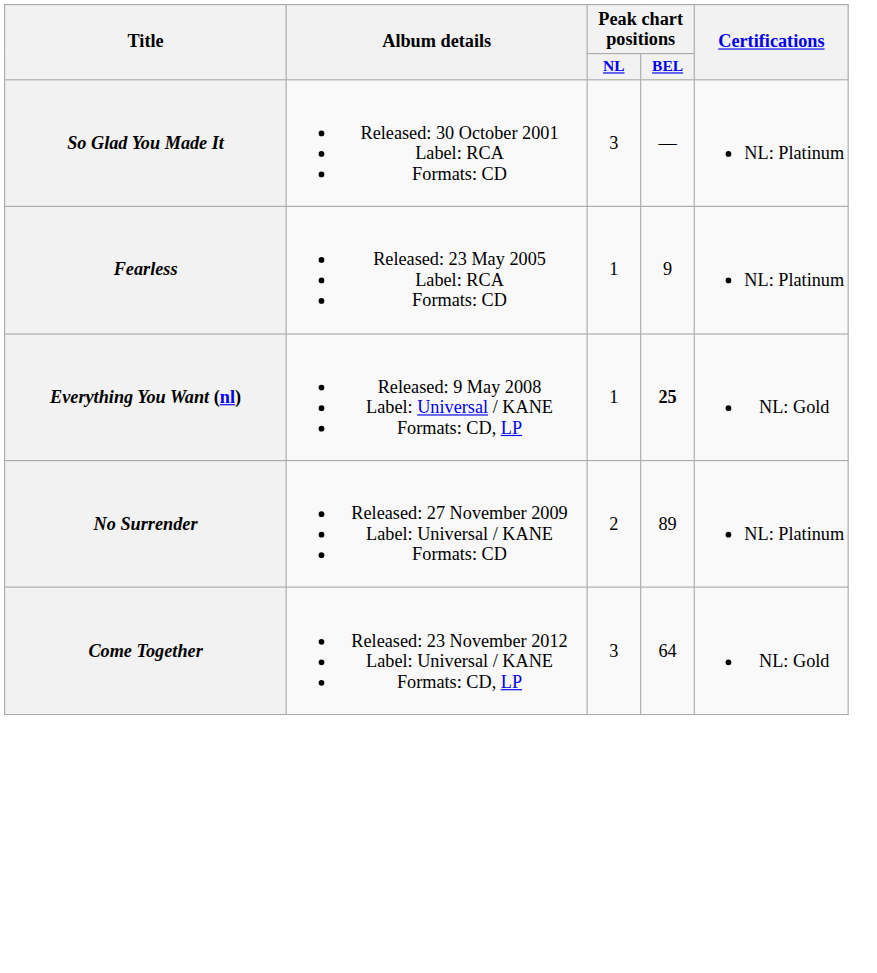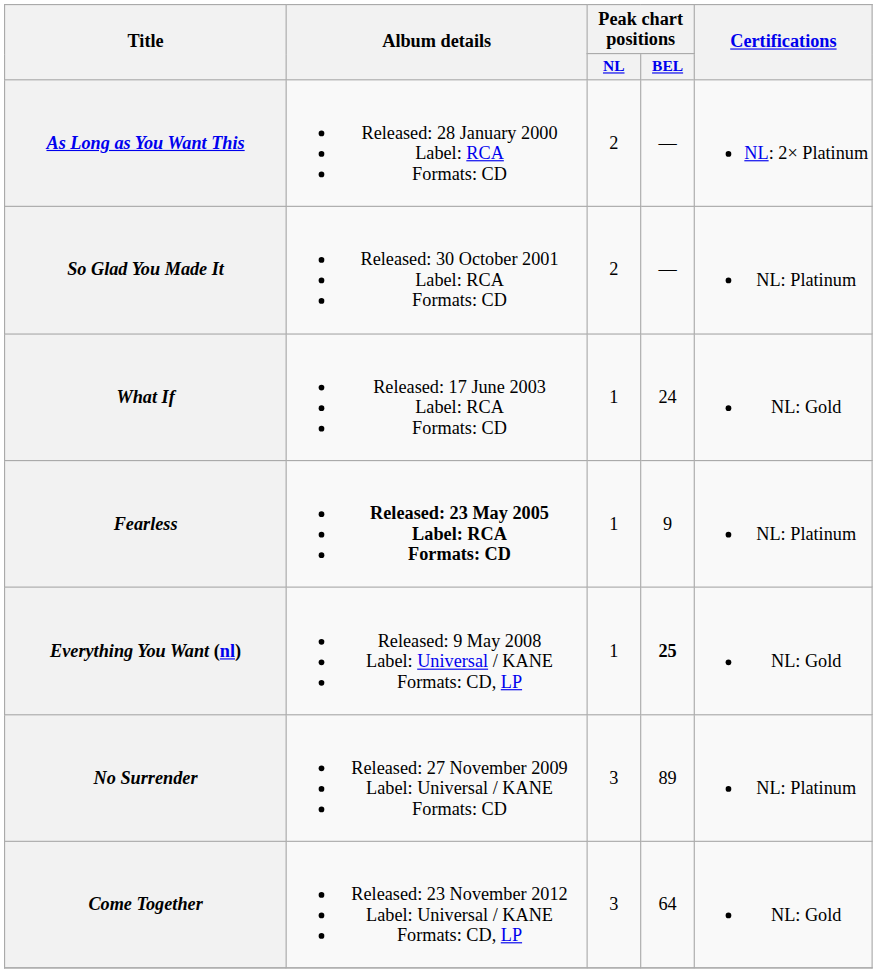+ row: (146, 143)
(614, 143) 3 -> (614, 269) 2
+ row: (146, 396)
(437, 280) normal -> (437, 534) bold
(614, 523) 2 -> (614, 777) 3
